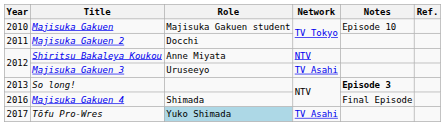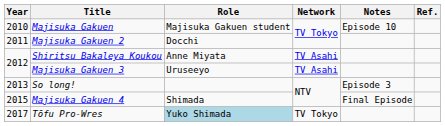(303, 56) NTV -> (316, 56) TV Asahi
(367, 85) bold -> (367, 85) normal
(17, 99) 2016 -> (17, 99) 2015
(316, 114) TV Asahi -> (316, 114) TV Tokyo
